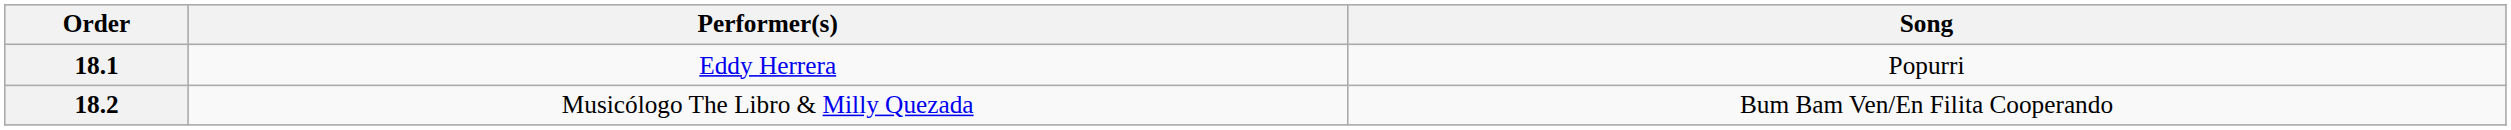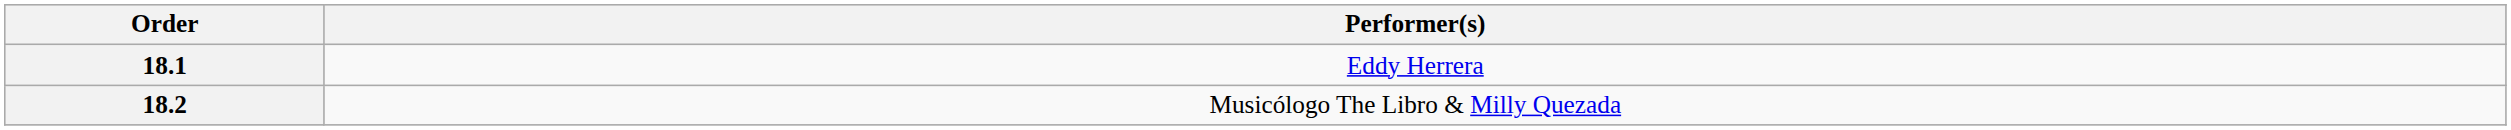- column: (1927, 24)
